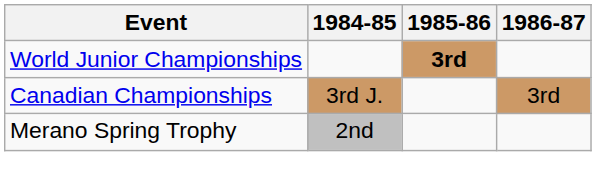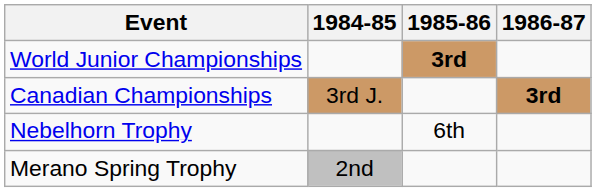(544, 95) normal -> (544, 95) bold
+ row: (101, 131)
